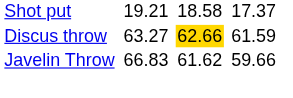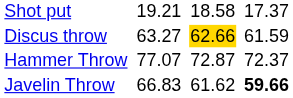+ row: (66, 60)
(254, 60) normal -> (267, 85) bold
